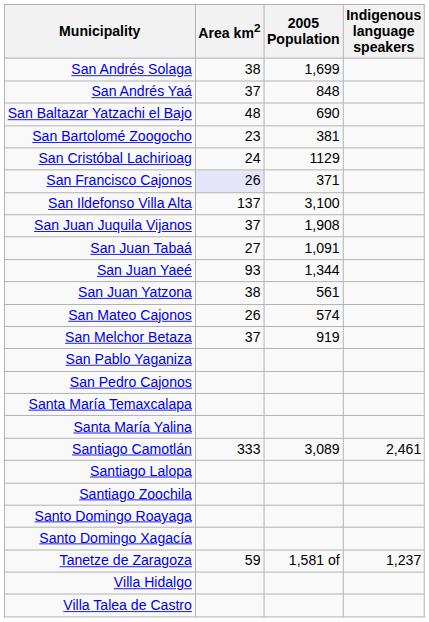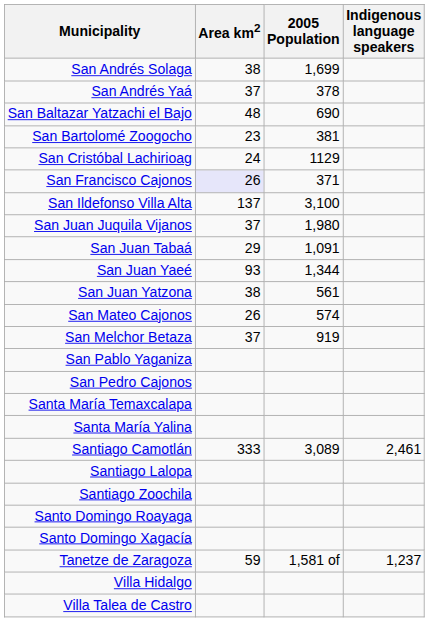(328, 92) 848 -> (328, 92) 378
(322, 225) 1,908 -> (322, 225) 1,980
(253, 248) 27 -> (253, 248) 29
